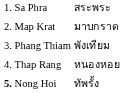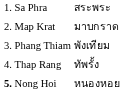(97, 65) หนองหอย -> (86, 65) ทัพรั้ง
(86, 84) ทัพรั้ง -> (97, 84) หนองหอย
